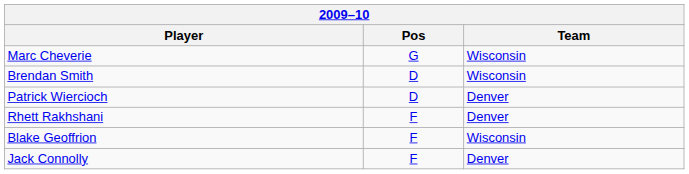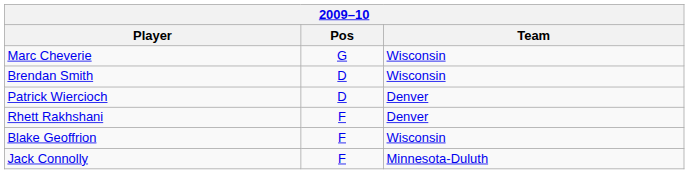(488, 158) Denver -> (437, 158) Minnesota-Duluth
